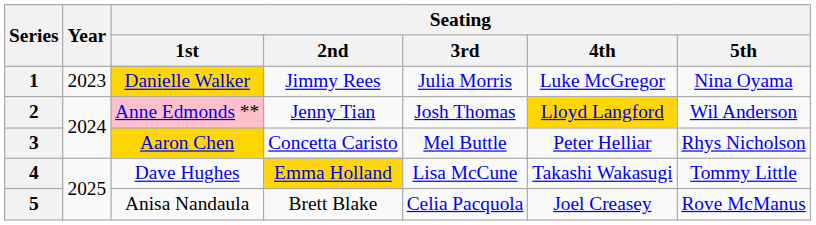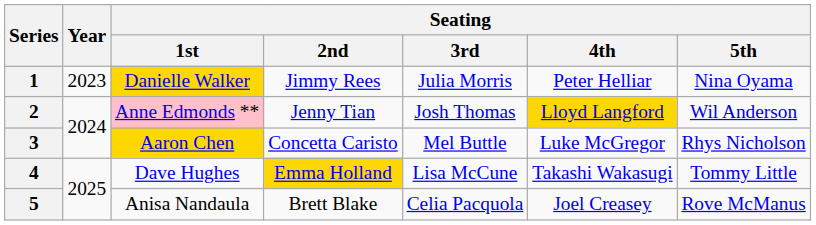(602, 81) Luke McGregor -> (602, 81) Peter Helliar
(602, 142) Peter Helliar -> (602, 142) Luke McGregor
